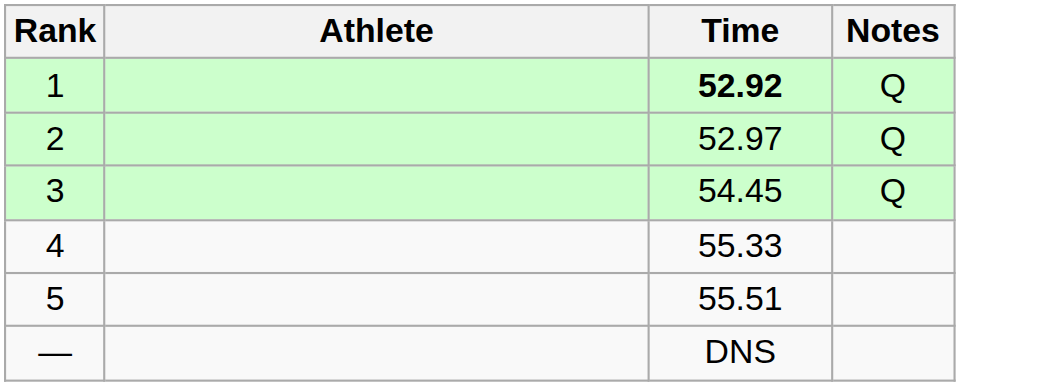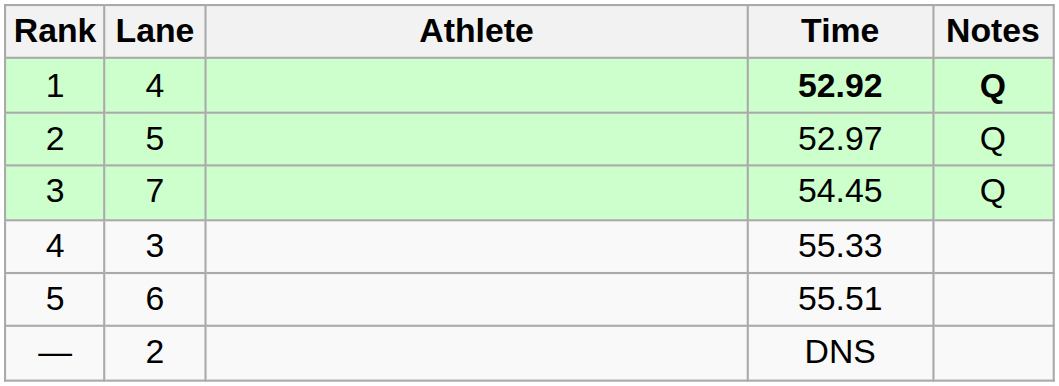+ column: (155, 31)
(893, 84) normal -> (993, 84) bold
